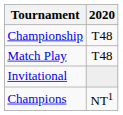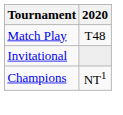- row: (45, 35)
